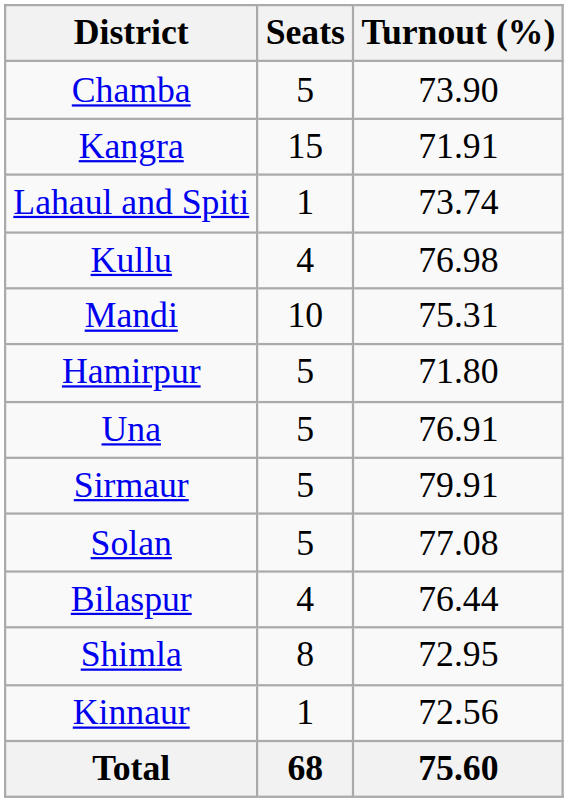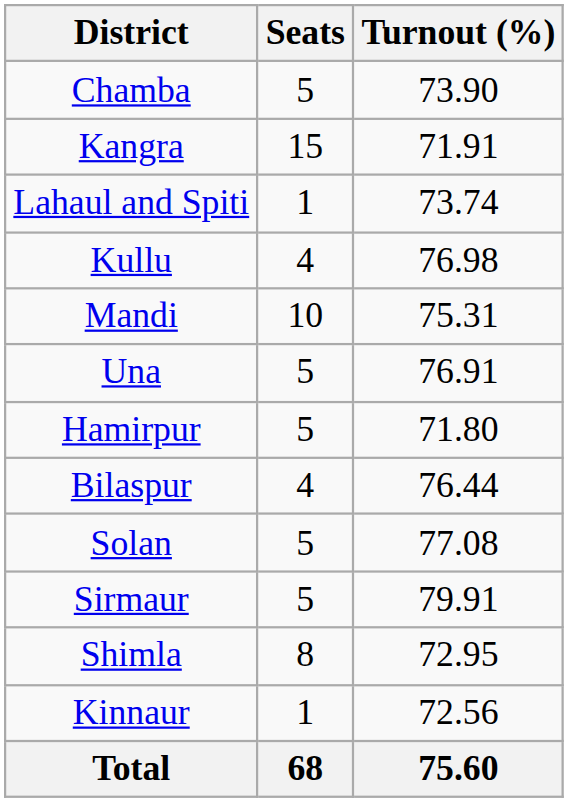rows swapped: (131, 372) <-> (131, 428)
rows swapped: (131, 598) <-> (131, 485)
